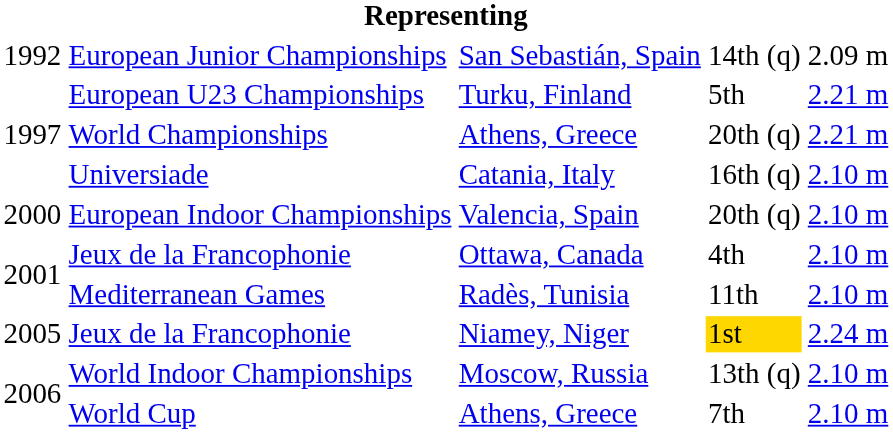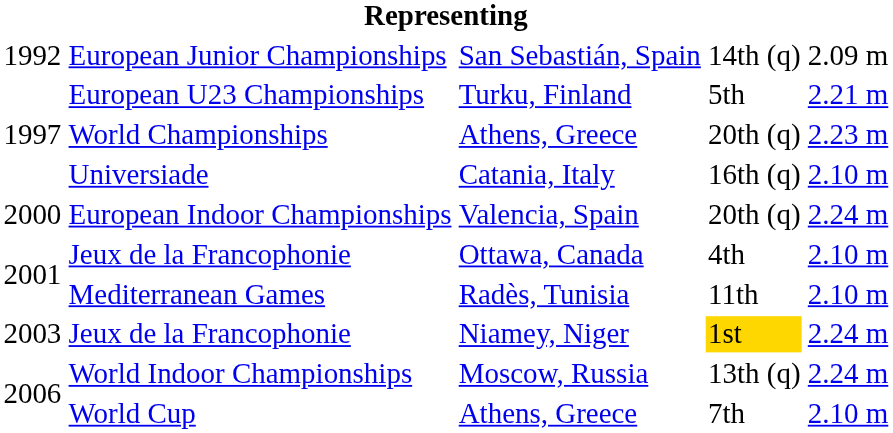(848, 134) 2.21 m -> (848, 134) 2.23 m
(848, 214) 2.10 m -> (848, 214) 2.24 m
(32, 333) 2005 -> (32, 333) 2003
(848, 373) 2.10 m -> (848, 373) 2.24 m
